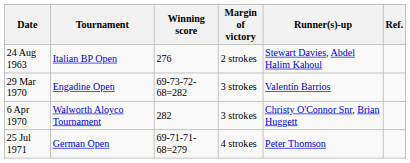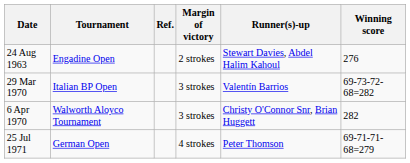columns swapped: (186, 24) <-> (394, 24)
(85, 59) Italian BP Open -> (84, 59) Engadine Open
(84, 87) Engadine Open -> (85, 87) Italian BP Open
